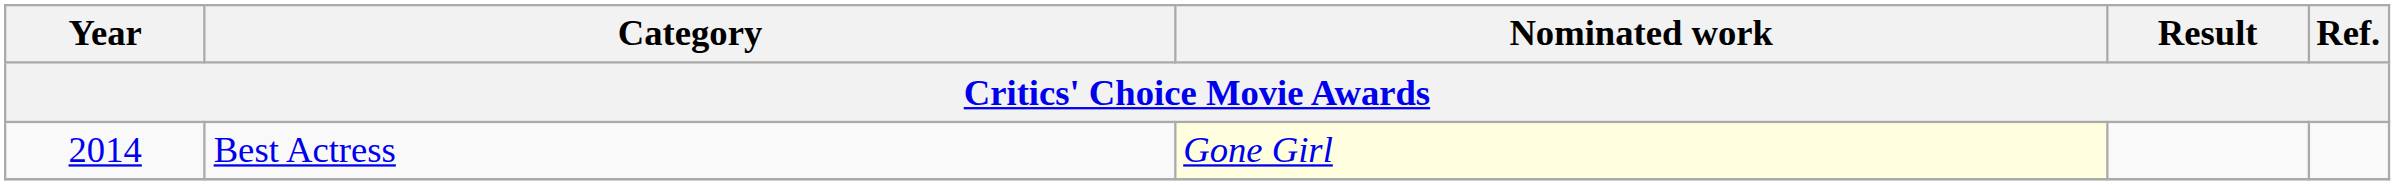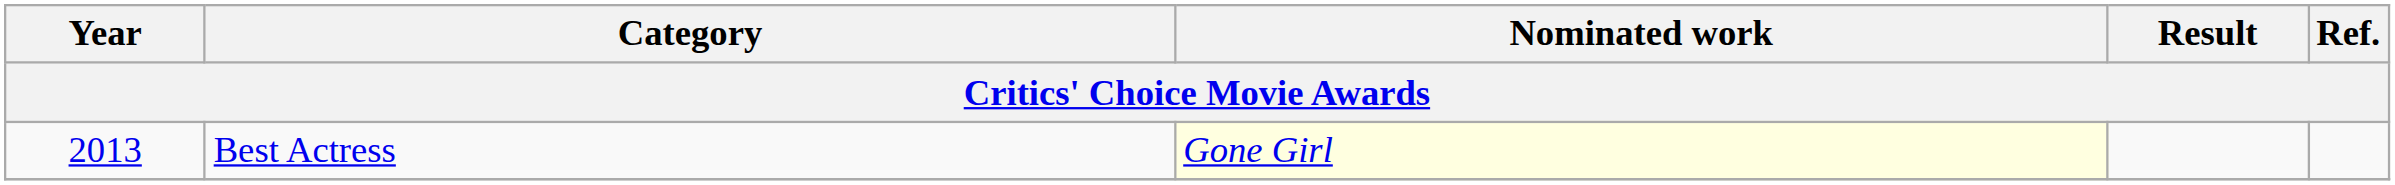(105, 149) 2014 -> (105, 149) 2013
